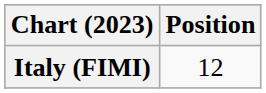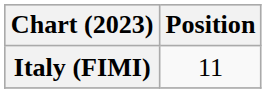(210, 66) 12 -> (210, 66) 11
